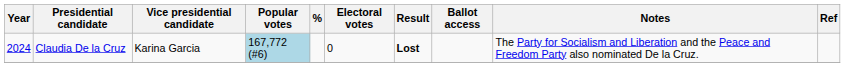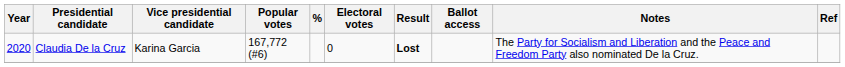(19, 48) 2024 -> (19, 48) 2020
(268, 48) lightblue background -> (268, 48) no background
